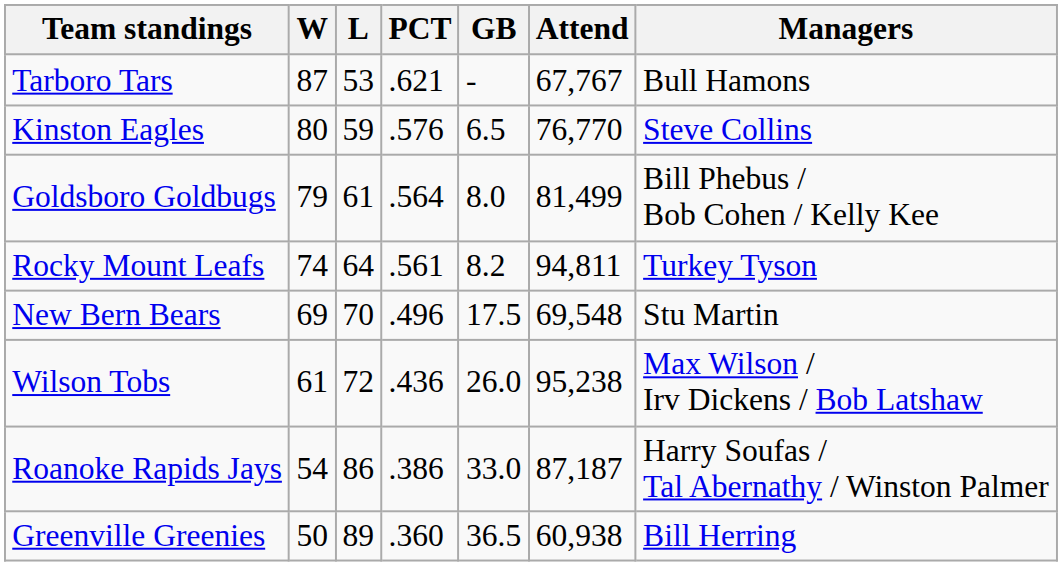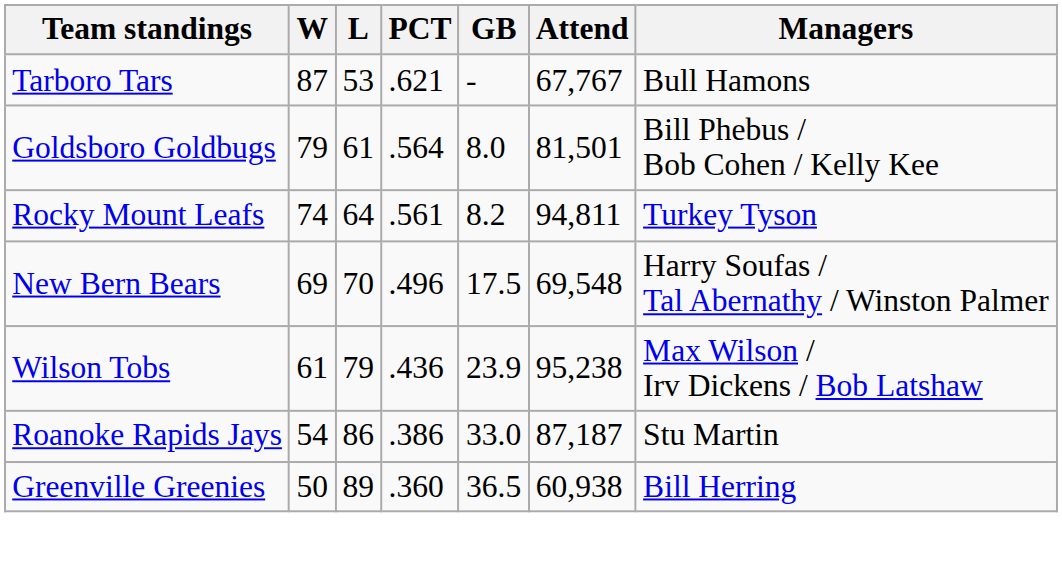- row: (108, 129)
(579, 197) 81,499 -> (579, 147) 81,501
(711, 314) Stu Martin -> (846, 282) Harry Soufas / Tal Abernathy / Winston Palmer
(358, 382) 72 -> (358, 368) 79
(494, 382) 26.0 -> (494, 368) 23.9
(846, 468) Harry Soufas / Tal Abernathy / Winston Palmer -> (711, 435) Stu Martin
